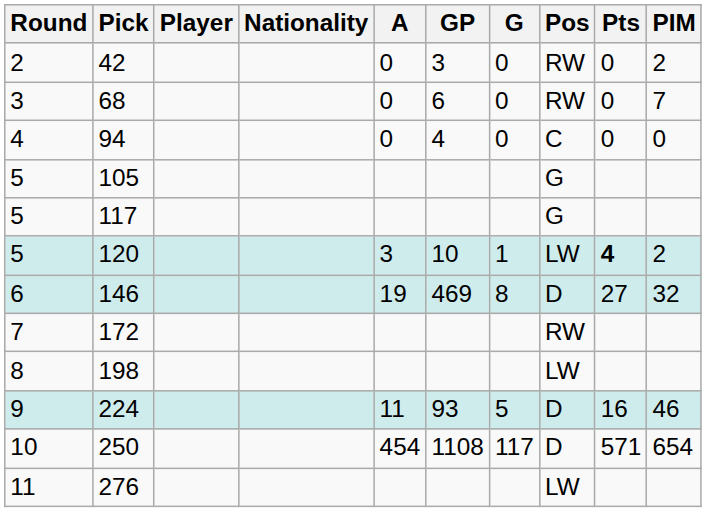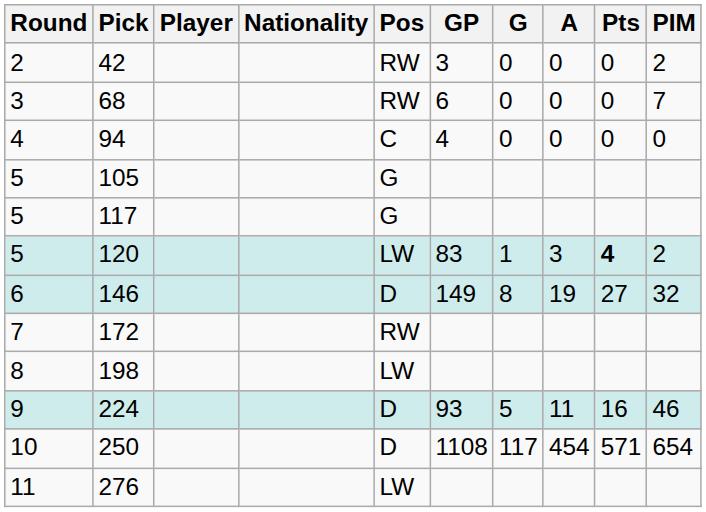columns swapped: (567, 23) <-> (400, 23)
(445, 255) 10 -> (449, 255) 83
(452, 293) 469 -> (456, 293) 149
